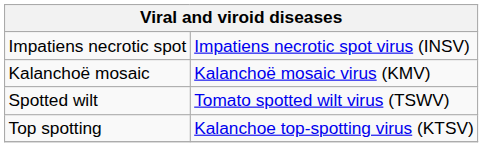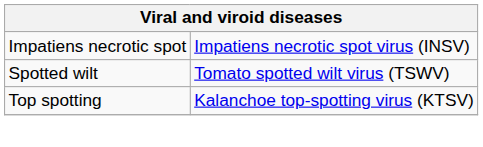- row: (79, 73)
